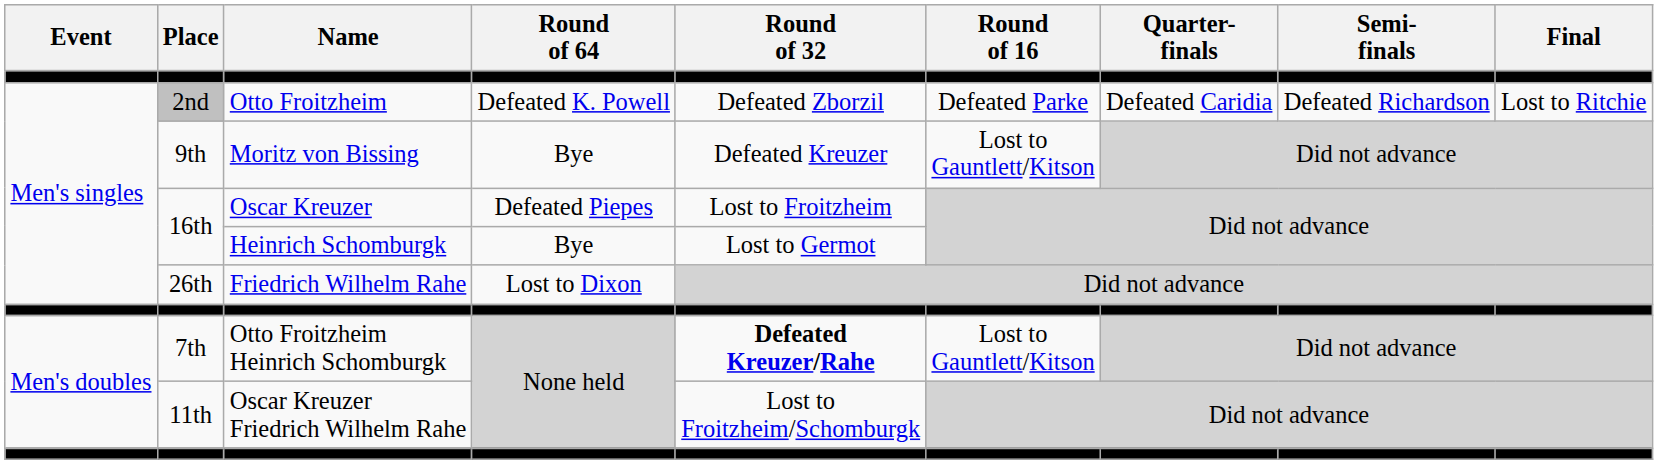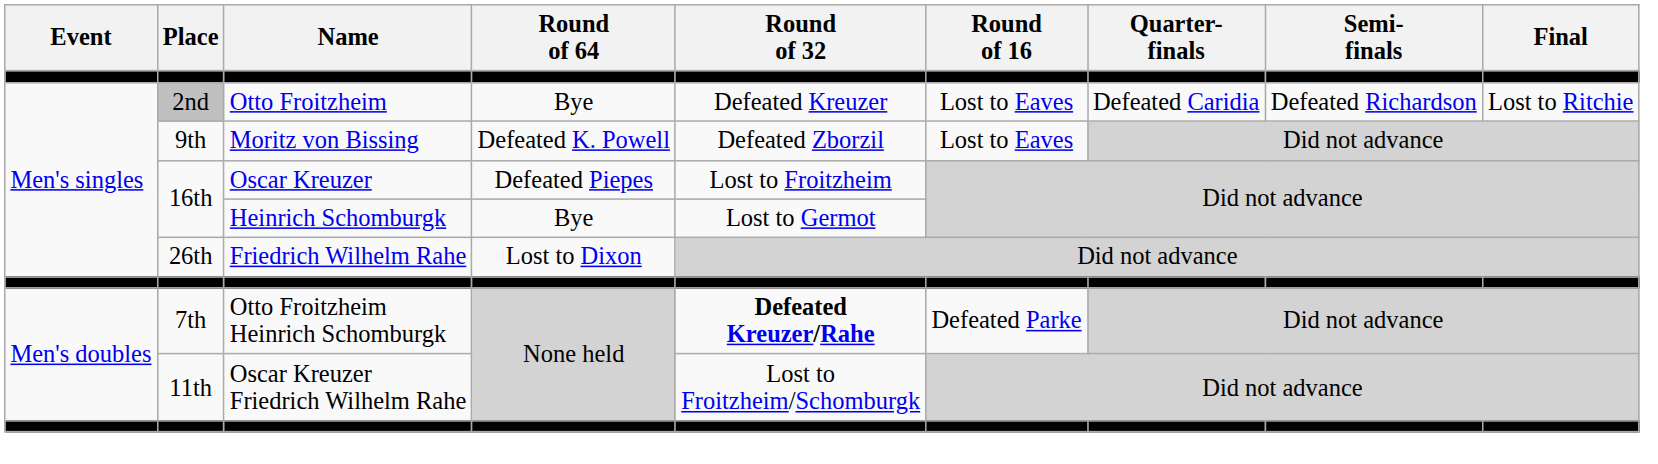(574, 101) Defeated K. Powell -> (574, 101) Bye
(801, 101) Defeated Zborzil -> (801, 101) Defeated Kreuzer
(1013, 101) Defeated Parke -> (1007, 101) Lost to Eaves
(574, 154) Bye -> (574, 140) Defeated K. Powell
(801, 154) Defeated Kreuzer -> (801, 140) Defeated Zborzil
(1013, 154) Lost to Gauntlett/Kitson -> (1007, 140) Lost to Eaves
(1013, 348) Lost to Gauntlett/Kitson -> (1007, 320) Defeated Parke
